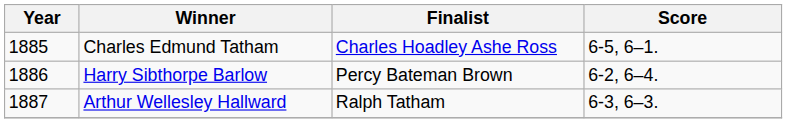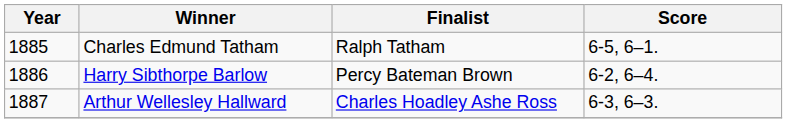(446, 46) Charles Hoadley Ashe Ross -> (390, 46) Ralph Tatham
(390, 103) Ralph Tatham -> (446, 103) Charles Hoadley Ashe Ross
